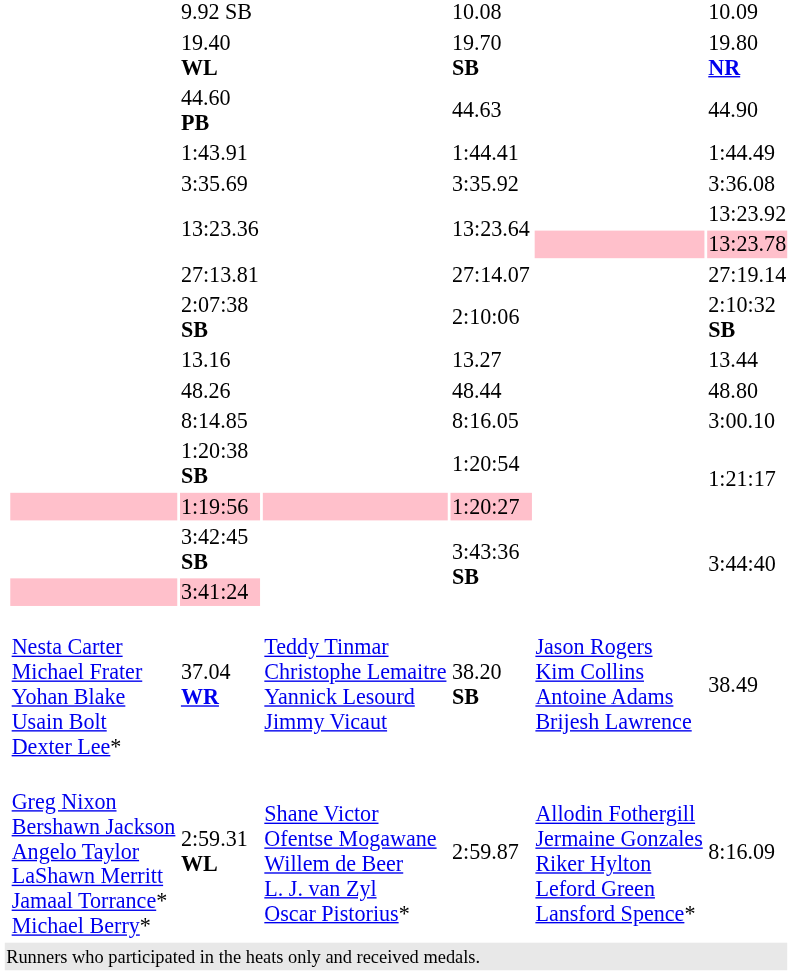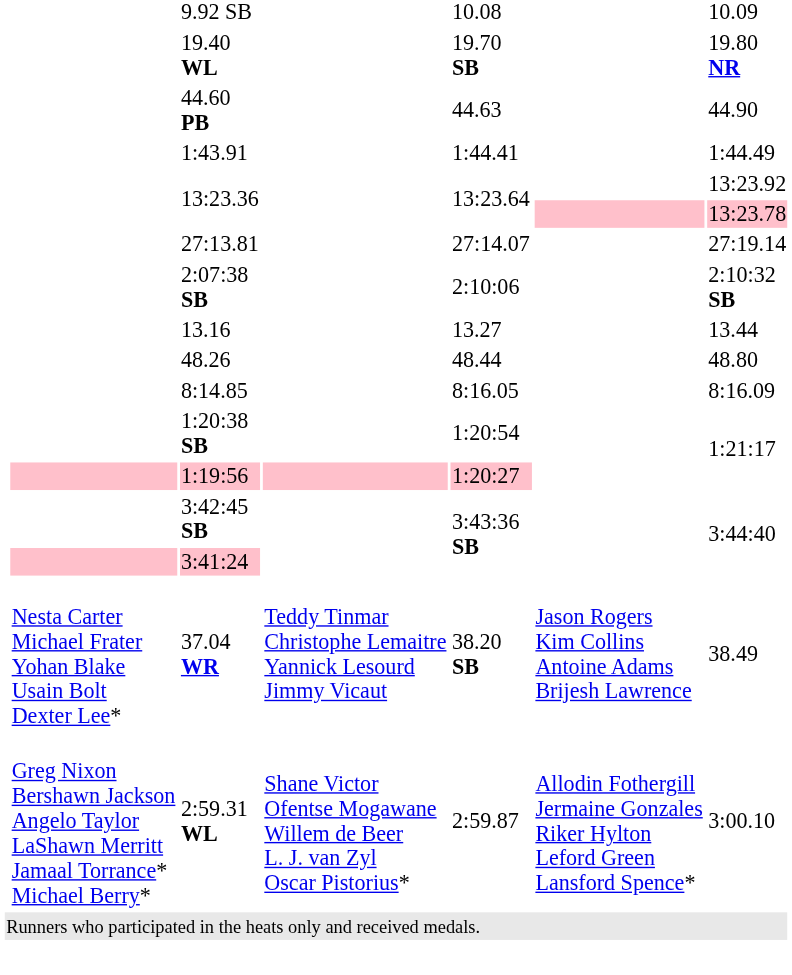- row: (94, 184)
(742, 420) 3:00.10 -> (742, 390) 8:16.09
(742, 851) 8:16.09 -> (742, 821) 3:00.10
